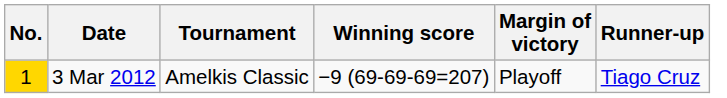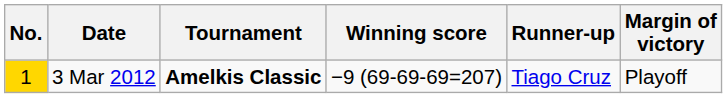columns swapped: (545, 33) <-> (653, 33)
(237, 77) normal -> (243, 77) bold
